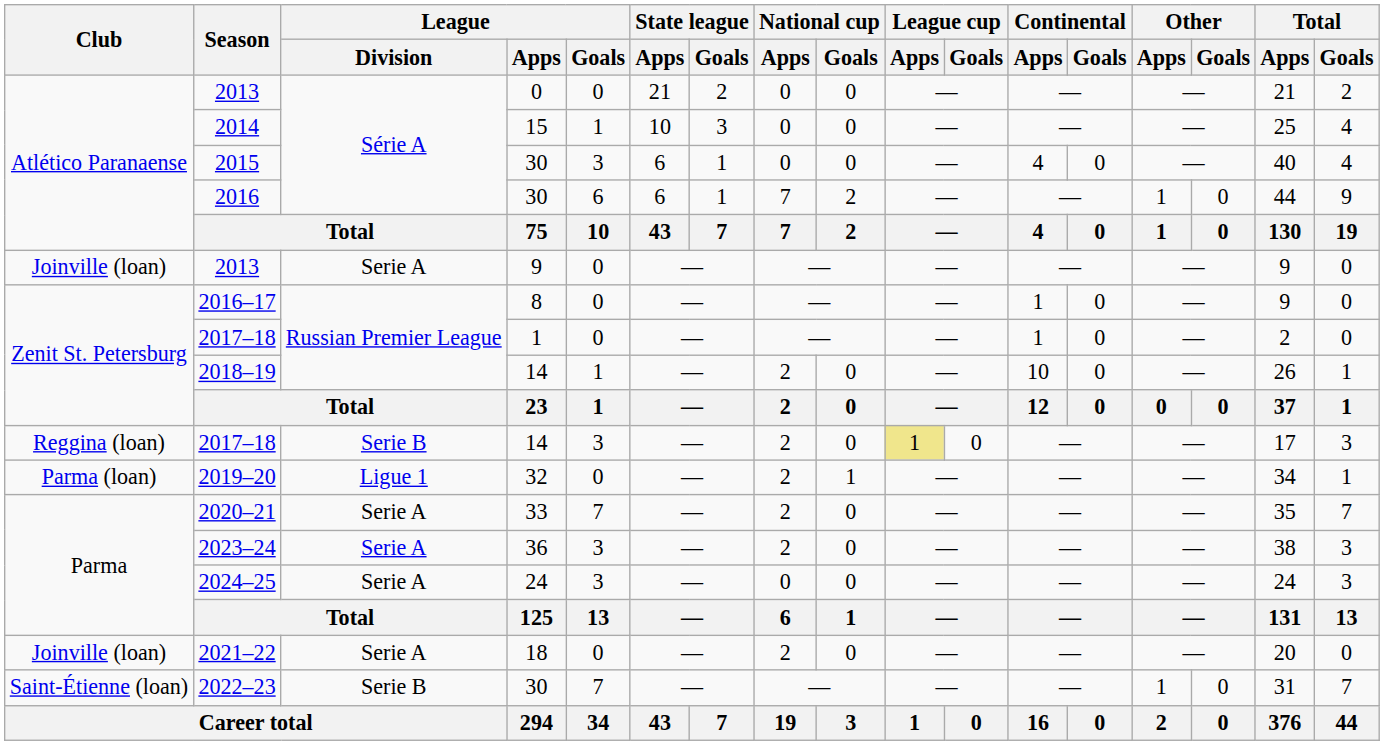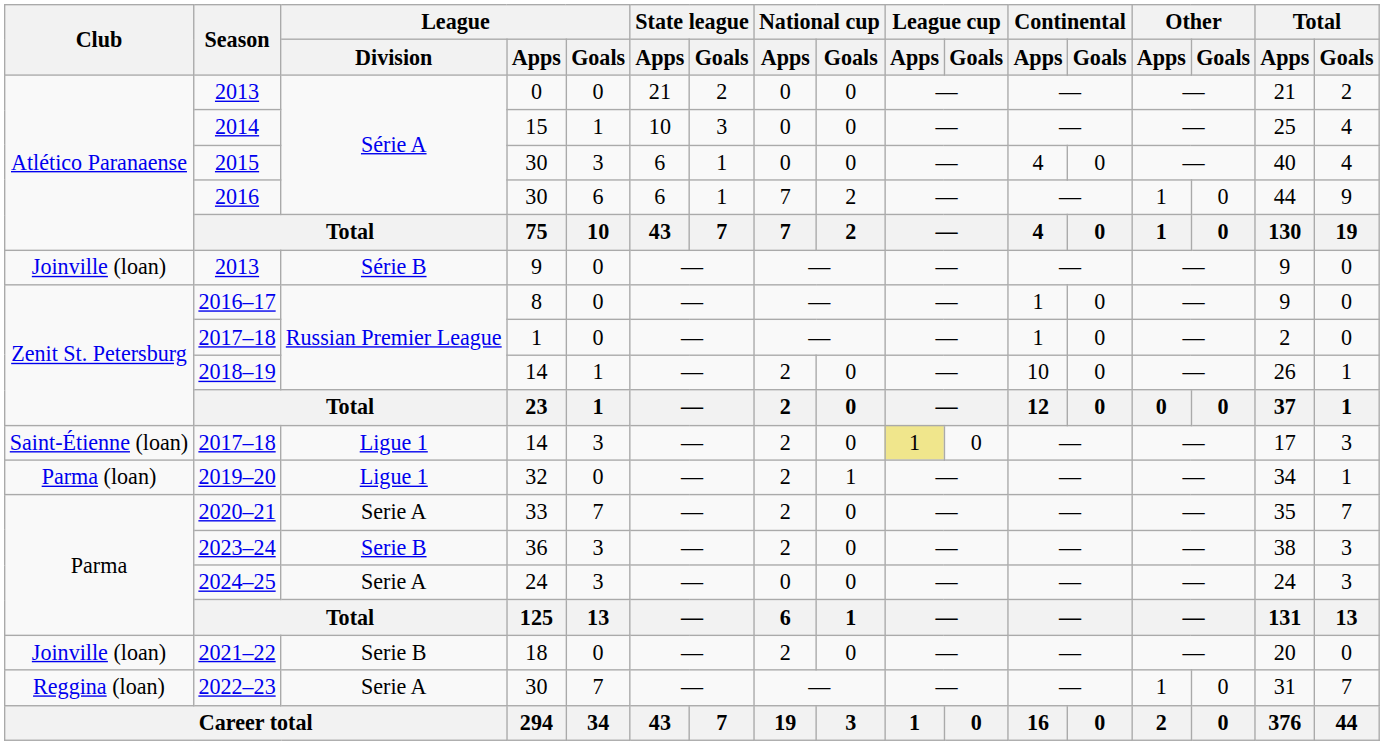(394, 267) Serie A -> (394, 267) Série B
(99, 442) Reggina (loan) -> (99, 442) Saint-Étienne (loan)
(394, 442) Serie B -> (394, 442) Ligue 1
(394, 547) Serie A -> (394, 547) Serie B
(394, 652) Serie A -> (394, 652) Serie B
(99, 687) Saint-Étienne (loan) -> (99, 687) Reggina (loan)
(394, 687) Serie B -> (394, 687) Serie A
